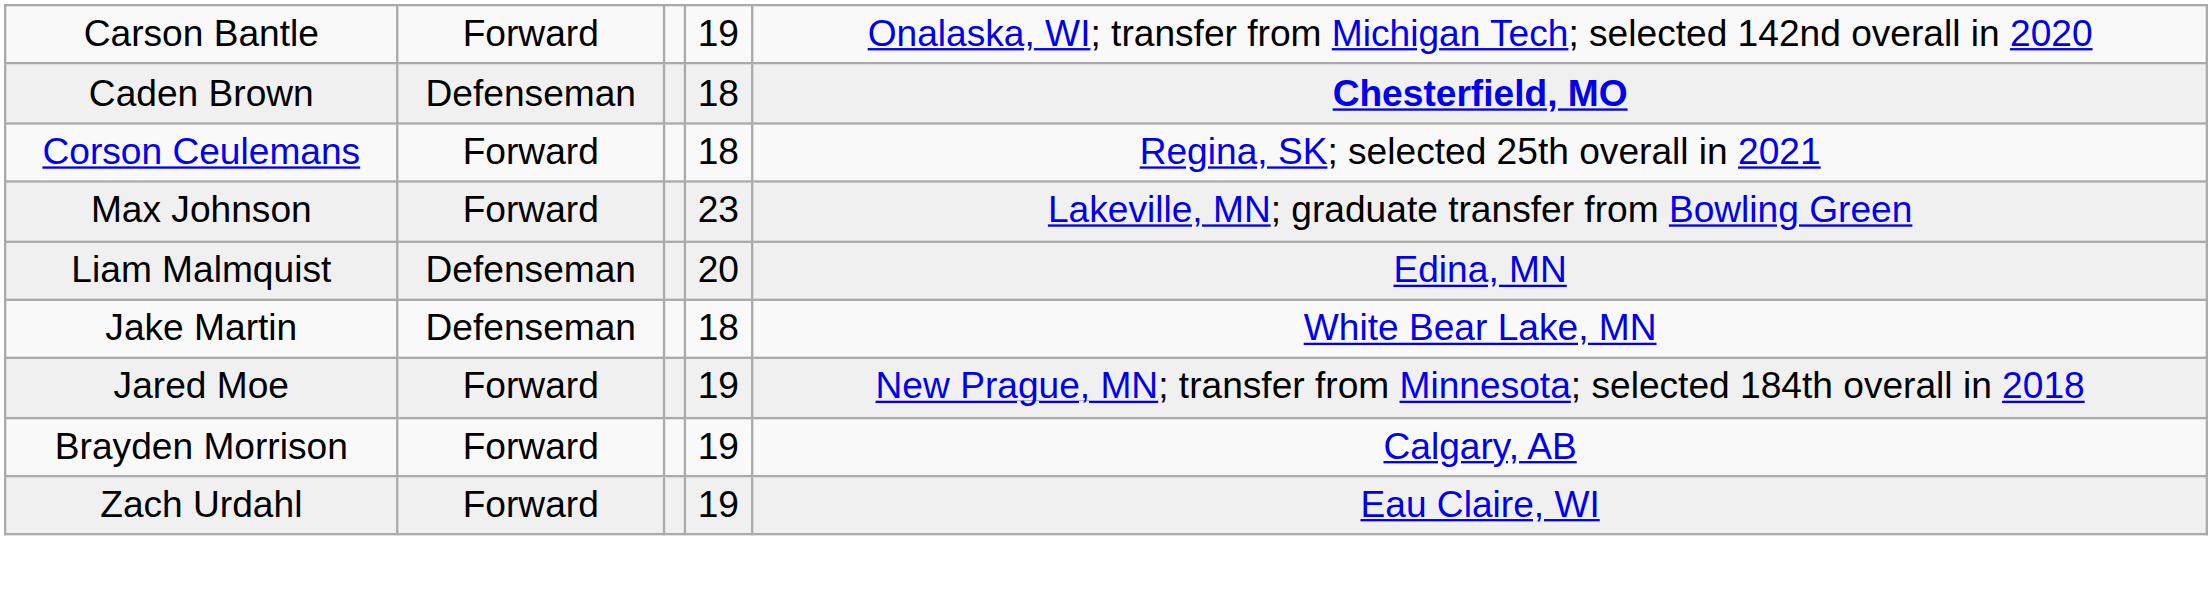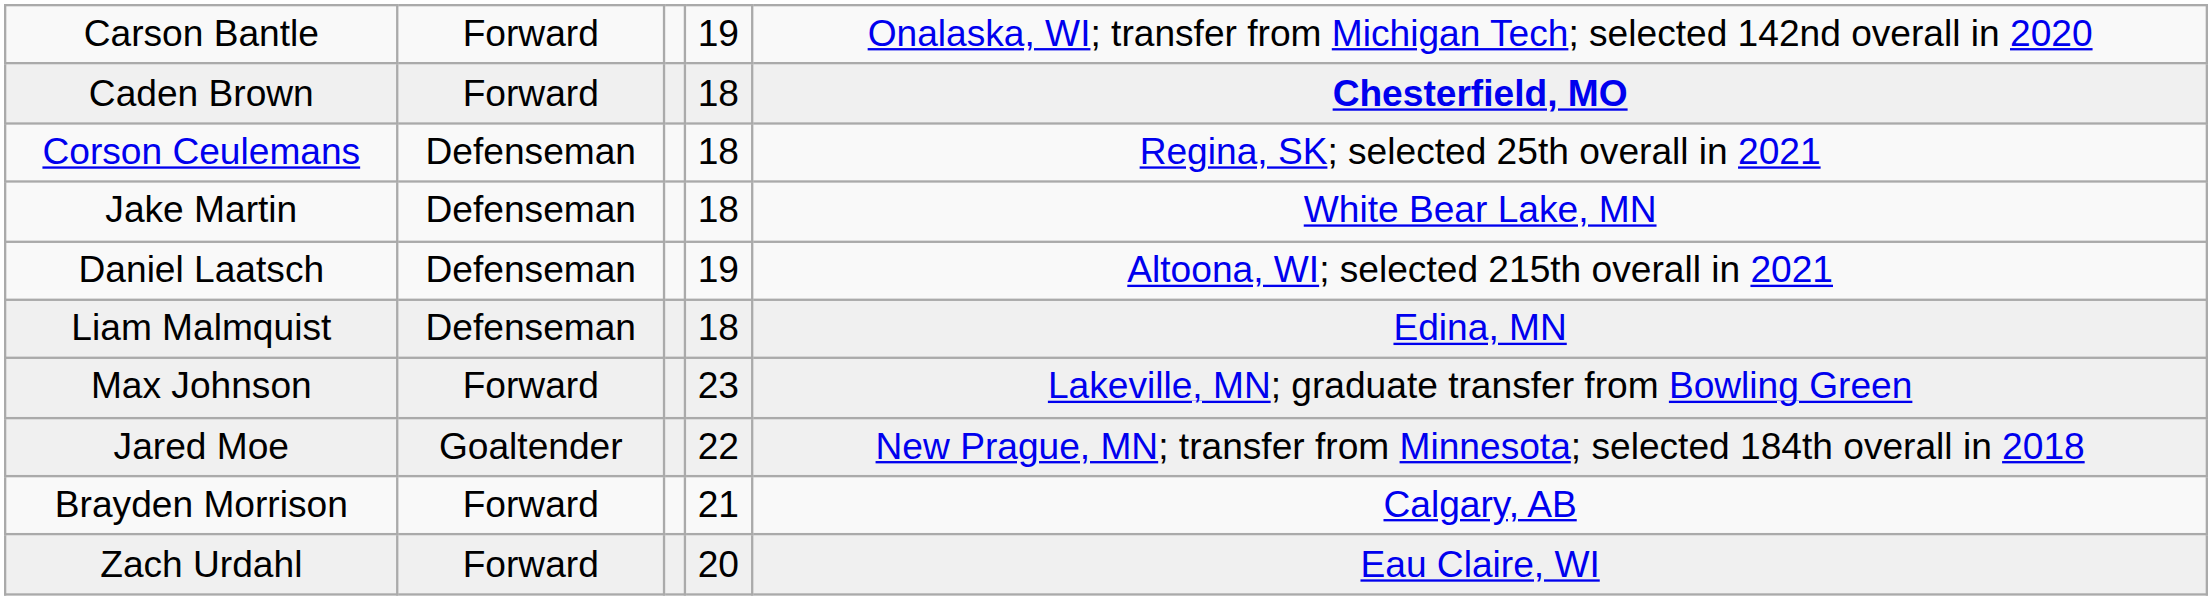(531, 92) Defenseman -> (531, 92) Forward
(531, 151) Forward -> (531, 151) Defenseman
rows swapped: (201, 210) <-> (201, 328)
+ row: (201, 269)
(718, 269) 20 -> (718, 328) 18
(531, 387) Forward -> (531, 446) Goaltender
(718, 387) 19 -> (718, 446) 22
(718, 446) 19 -> (718, 504) 21
(718, 504) 19 -> (718, 563) 20
